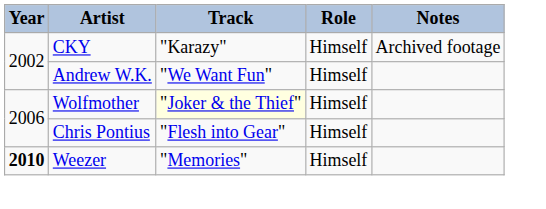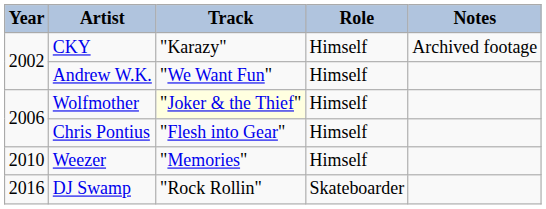(27, 160) bold -> (27, 160) normal
+ row: (92, 189)
